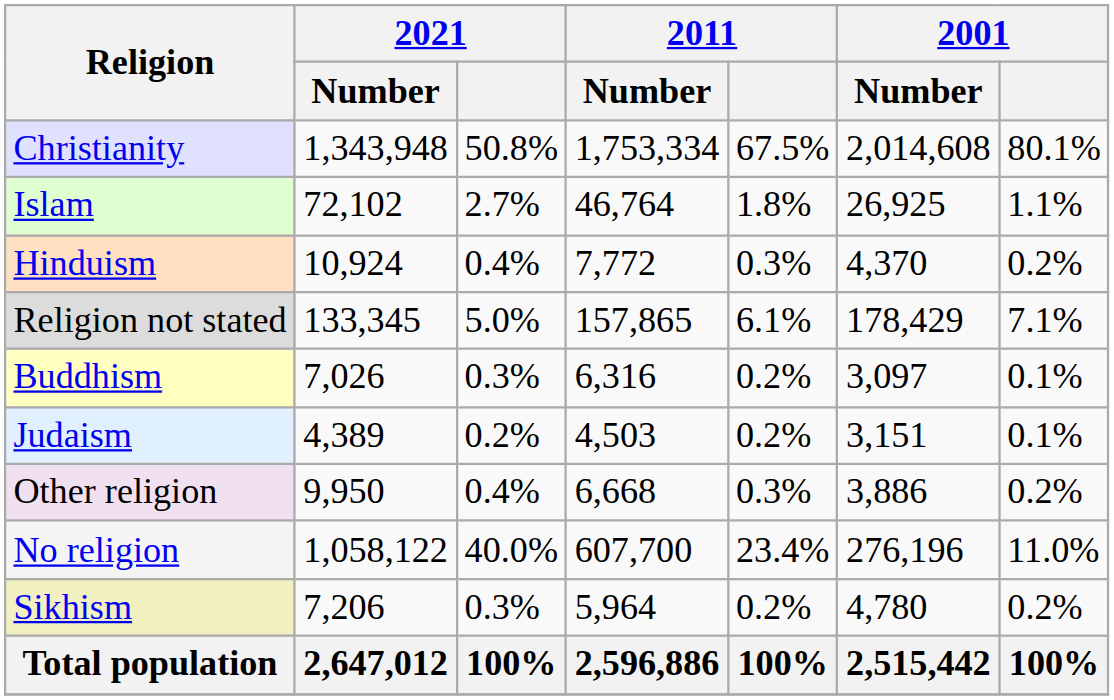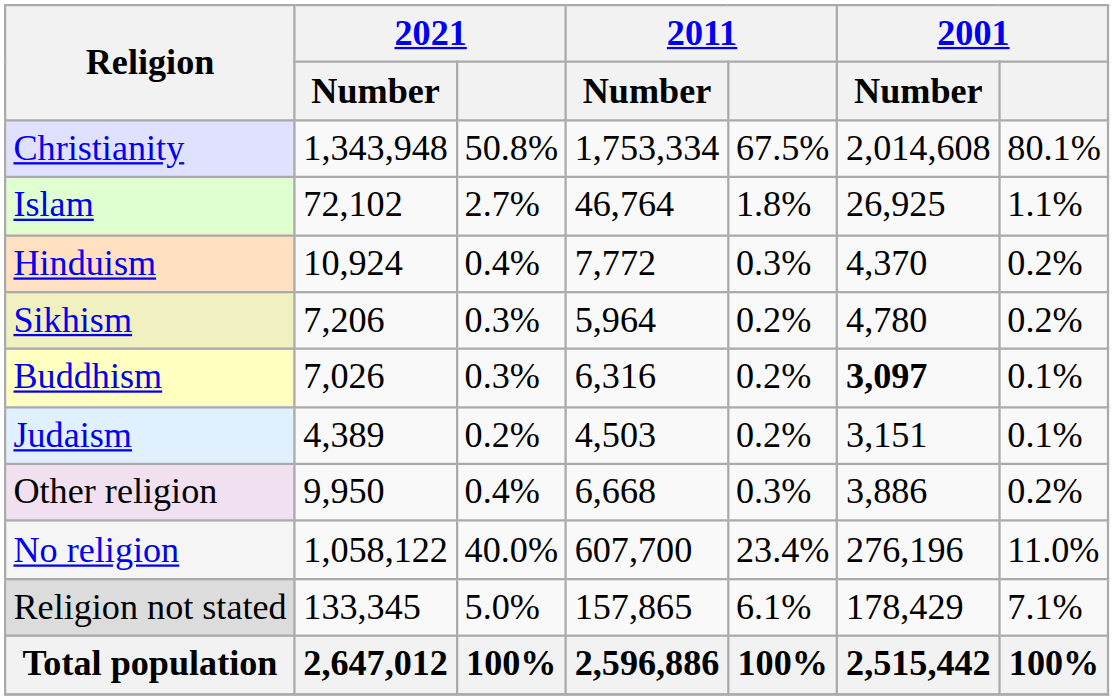rows swapped: (73, 606) <-> (150, 319)
(887, 377) normal -> (887, 377) bold
